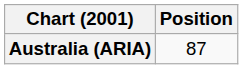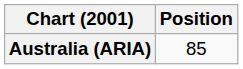(196, 48) 87 -> (196, 48) 85
